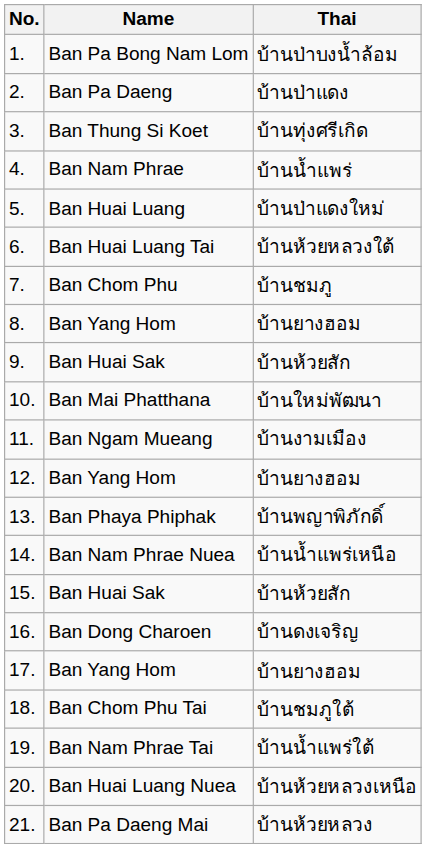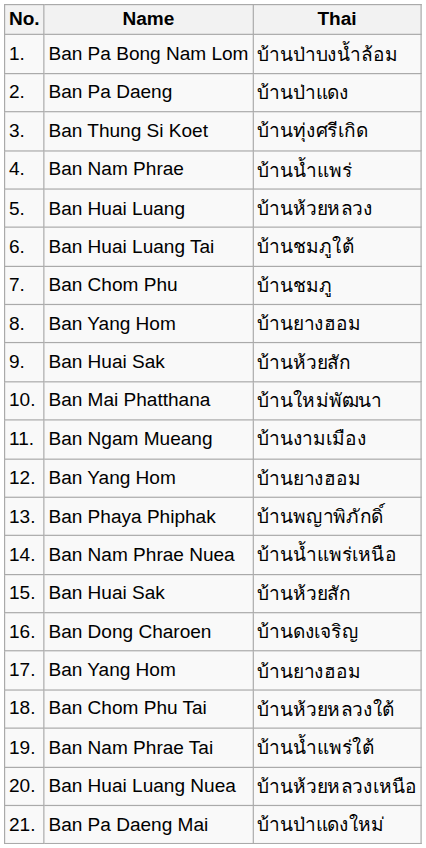(321, 208) บ้านป่าแดงใหม่ -> (315, 208) บ้านห้วยหลวง
(326, 247) บ้านห้วยหลวงใต้ -> (305, 247) บ้านชมภูใต้
(305, 709) บ้านชมภูใต้ -> (326, 709) บ้านห้วยหลวงใต้
(315, 825) บ้านห้วยหลวง -> (321, 825) บ้านป่าแดงใหม่
